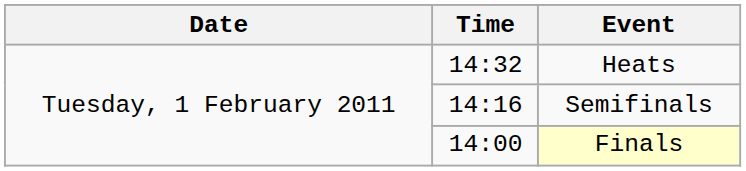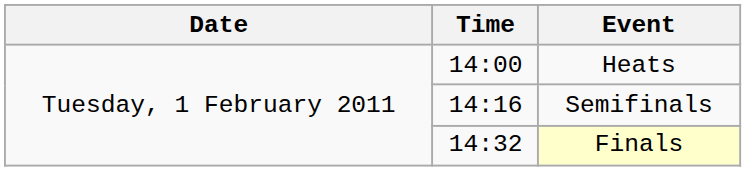(486, 65) 14:32 -> (486, 65) 14:00
(486, 145) 14:00 -> (486, 145) 14:32
